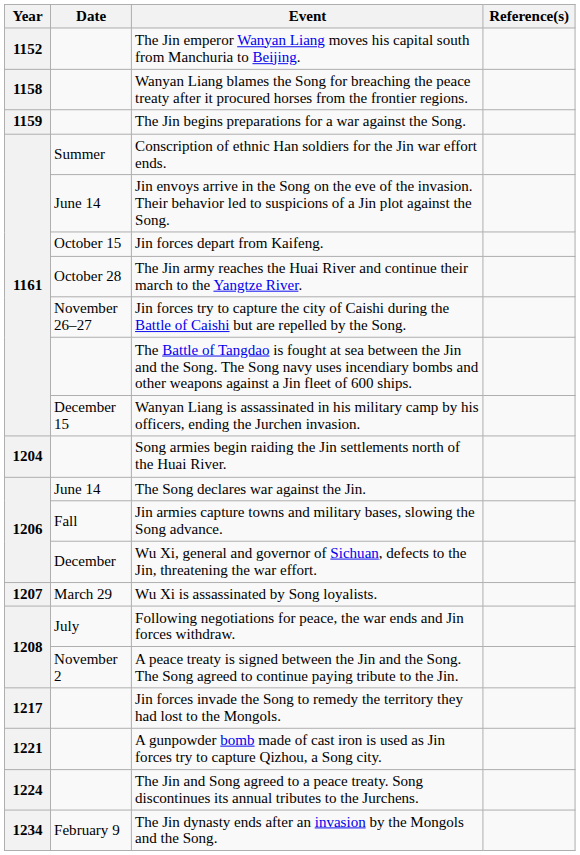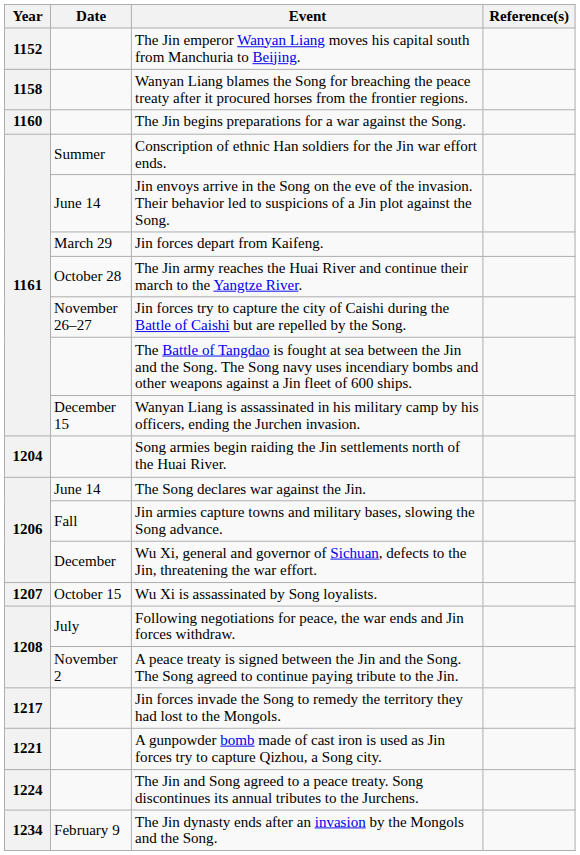(28, 121) 1159 -> (28, 121) 1160
(88, 244) October 15 -> (83, 244) March 29
(83, 594) March 29 -> (88, 594) October 15
